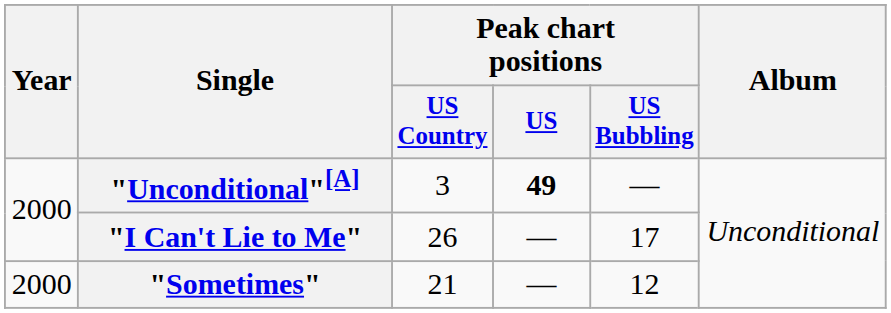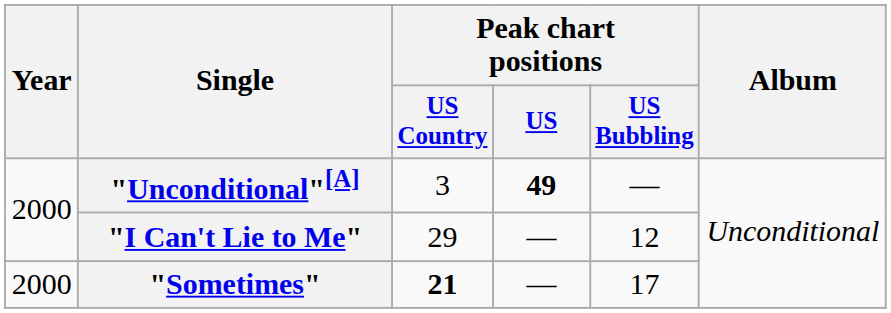(442, 236) 26 -> (442, 236) 29
(644, 236) 17 -> (644, 236) 12
(442, 283) normal -> (442, 283) bold
(644, 283) 12 -> (644, 283) 17
